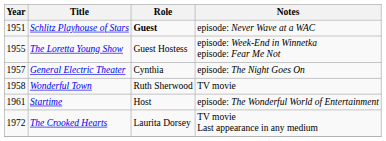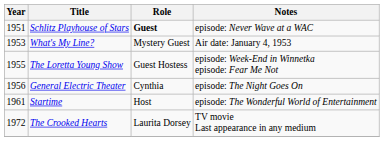+ row: (62, 44)
(16, 70) 1957 -> (16, 86) 1956
- row: (61, 86)
